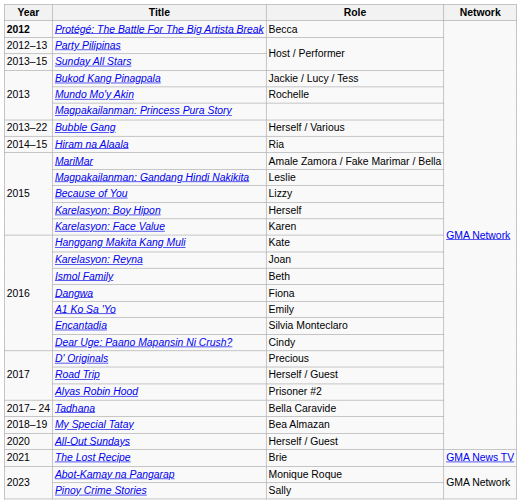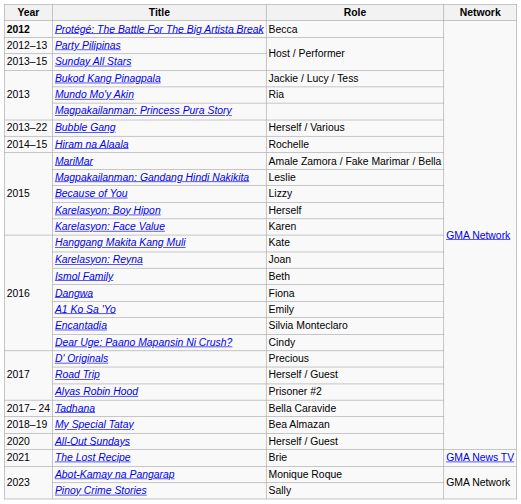(289, 95) Rochelle -> (276, 95) Ria
(276, 144) Ria -> (289, 144) Rochelle
